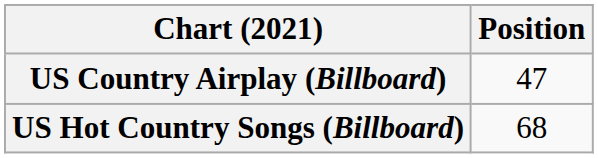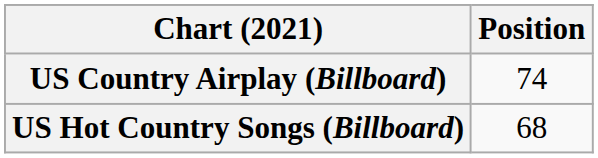(532, 78) 47 -> (532, 78) 74
